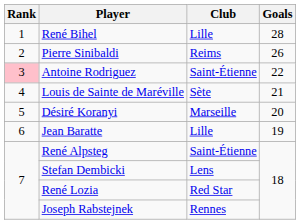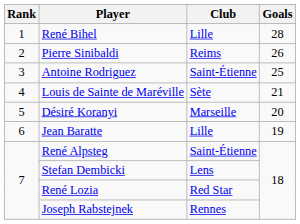(22, 72) pink background -> (22, 72) no background
(277, 72) 22 -> (277, 72) 25
